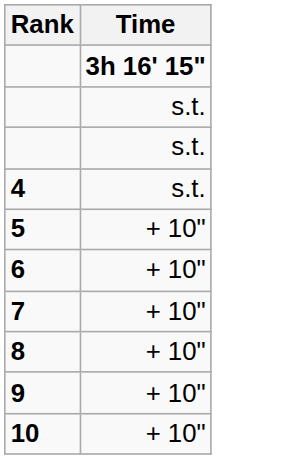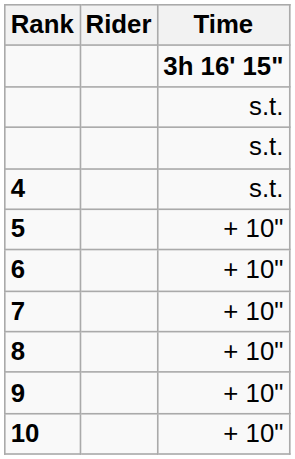+ column: (119, 24)
